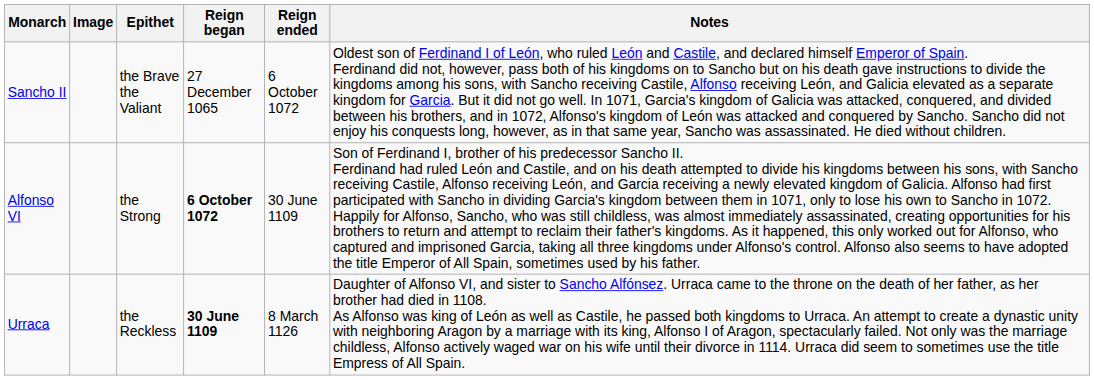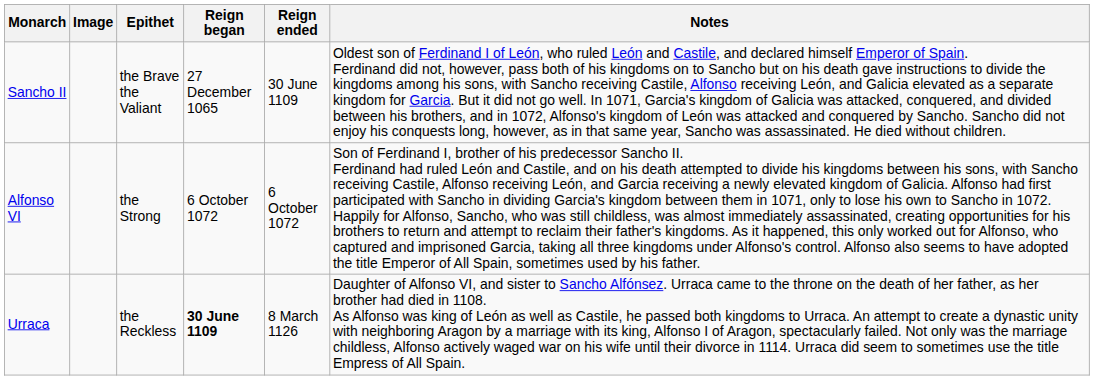(293, 92) 6 October 1072 -> (293, 92) 30 June 1109
(220, 208) bold -> (218, 208) normal
(293, 208) 30 June 1109 -> (293, 208) 6 October 1072
